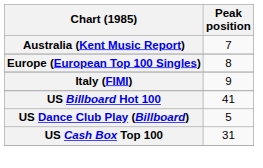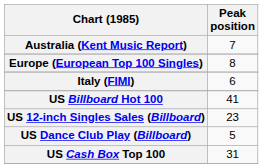(228, 81) 9 -> (233, 81) 6
+ row: (106, 117)
